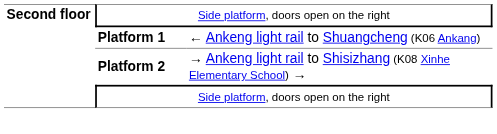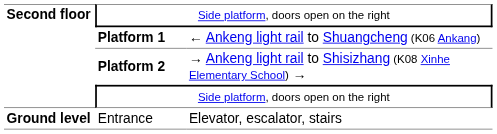+ row: (125, 118)
